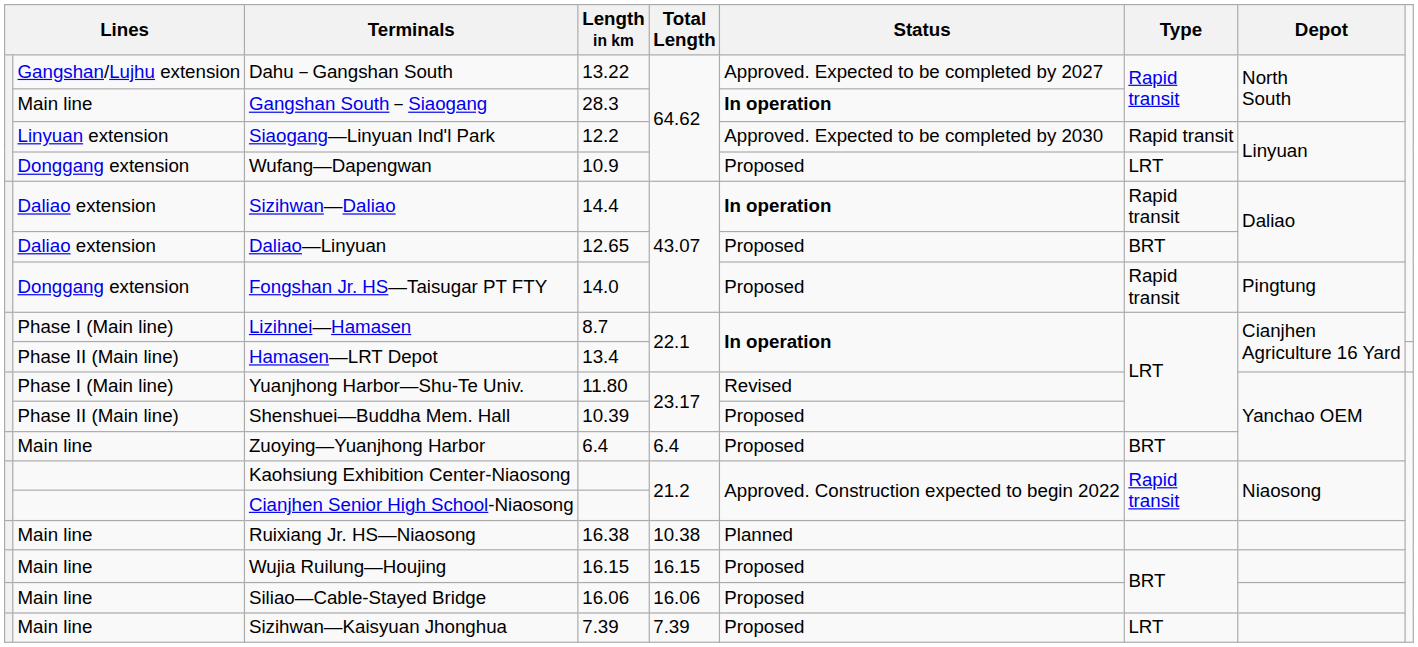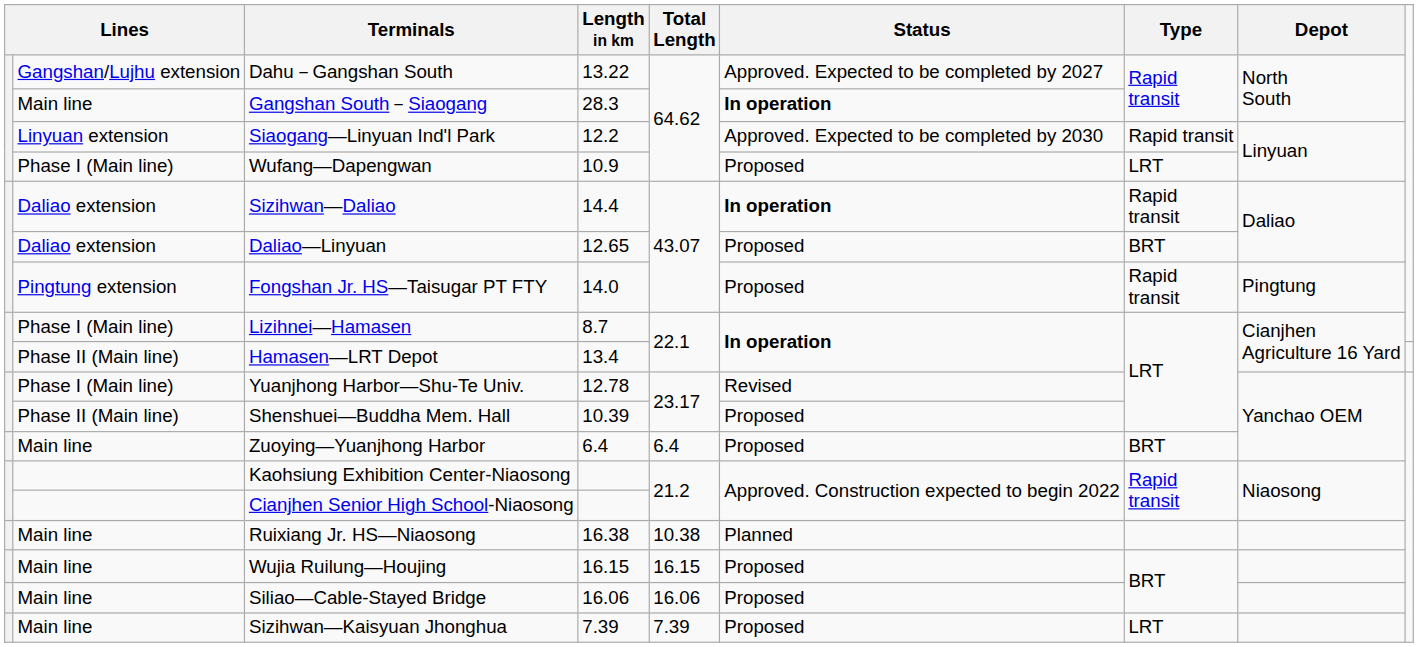(103, 166) Donggang extension -> (96, 166) Phase I (Main line)
(103, 286) Donggang extension -> (97, 286) Pingtung extension
(605, 386) 11.80 -> (606, 386) 12.78
